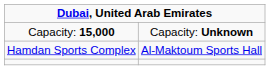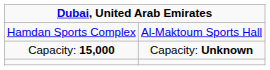rows swapped: (71, 50) <-> (71, 31)
